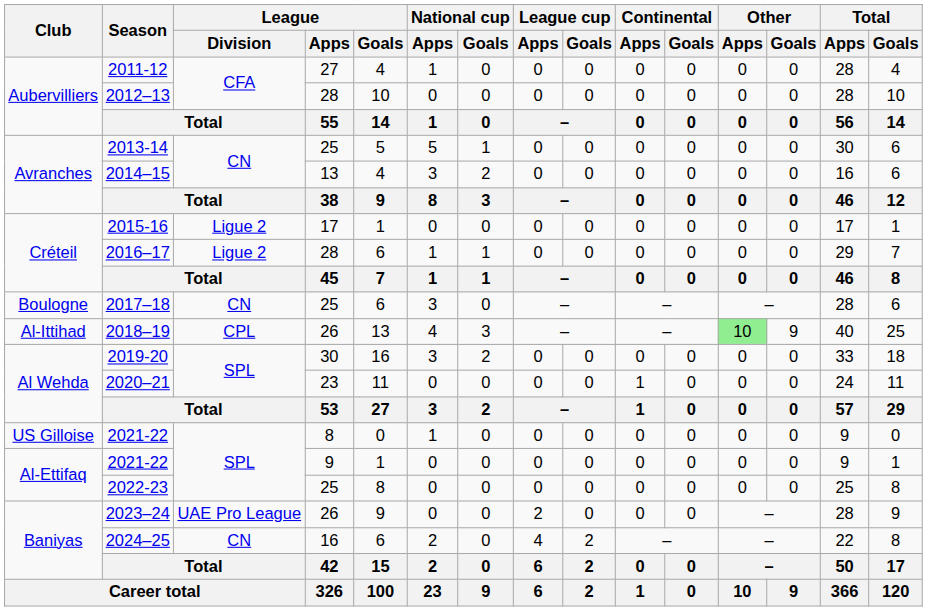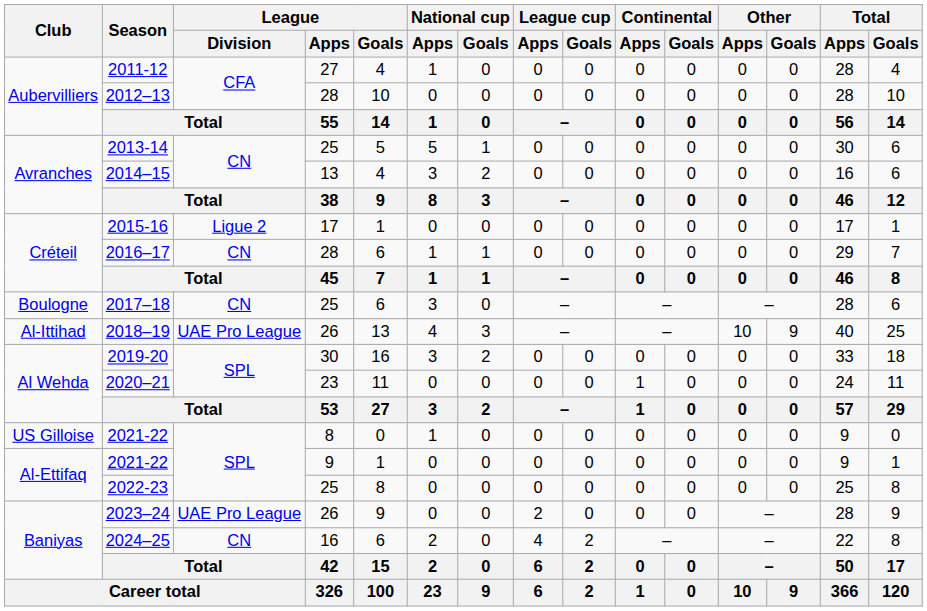(239, 252) Ligue 2 -> (239, 252) CN
(239, 331) CPL -> (239, 331) UAE Pro League
(742, 331) lightgreen background -> (742, 331) no background
